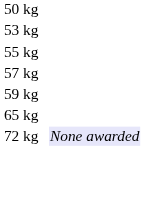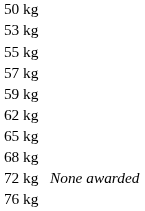+ row: (21, 115)
+ row: (21, 157)
(95, 136) lavender background -> (95, 178) no background
+ row: (21, 199)
